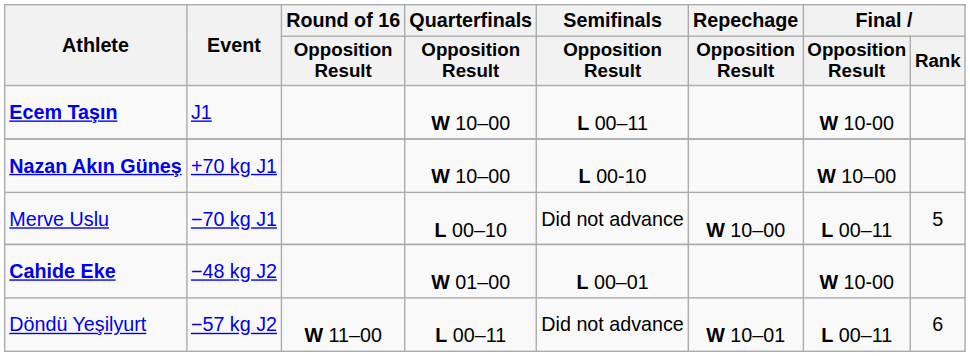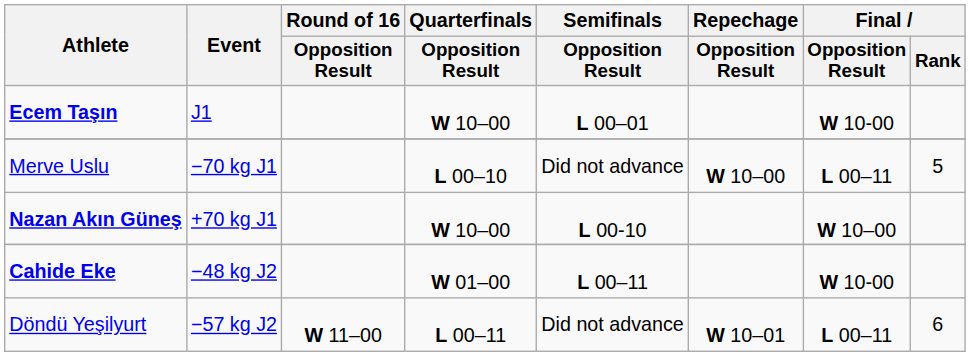(613, 124) L 00–11 -> (613, 124) L 00–01
rows swapped: (59, 219) <-> (95, 166)
(613, 283) L 00–01 -> (613, 283) L 00–11
